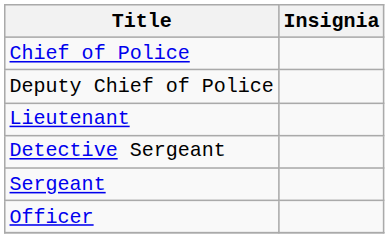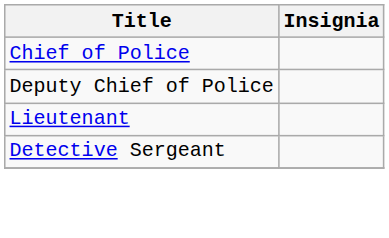- row: (58, 184)
- row: (52, 217)
